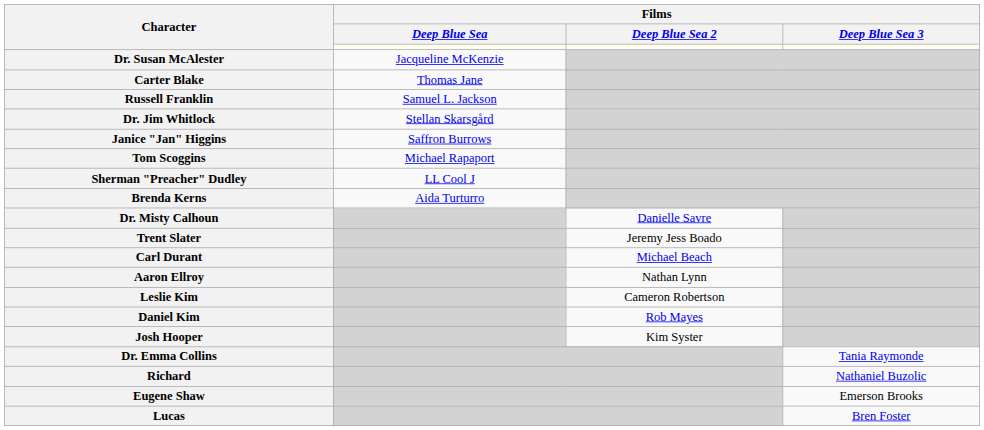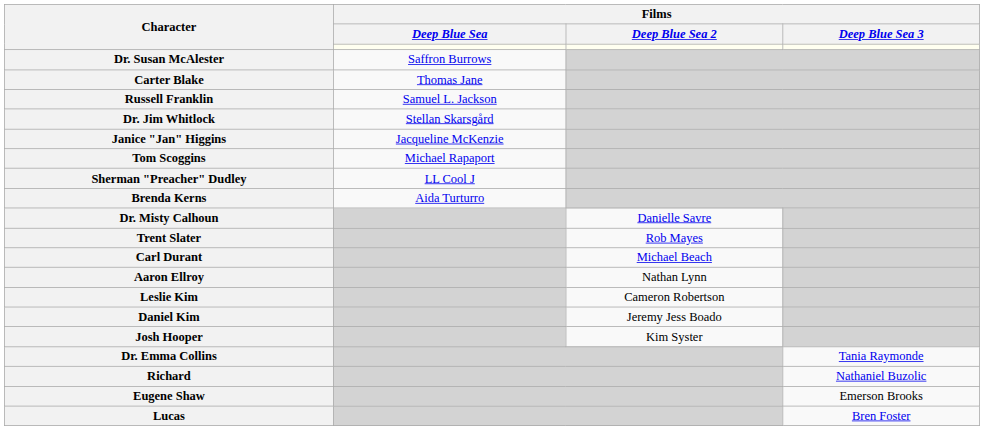(450, 59) Jacqueline McKenzie -> (450, 59) Saffron Burrows
(450, 138) Saffron Burrows -> (450, 138) Jacqueline McKenzie
(674, 237) Jeremy Jess Boado -> (674, 237) Rob Mayes
(674, 317) Rob Mayes -> (674, 317) Jeremy Jess Boado
